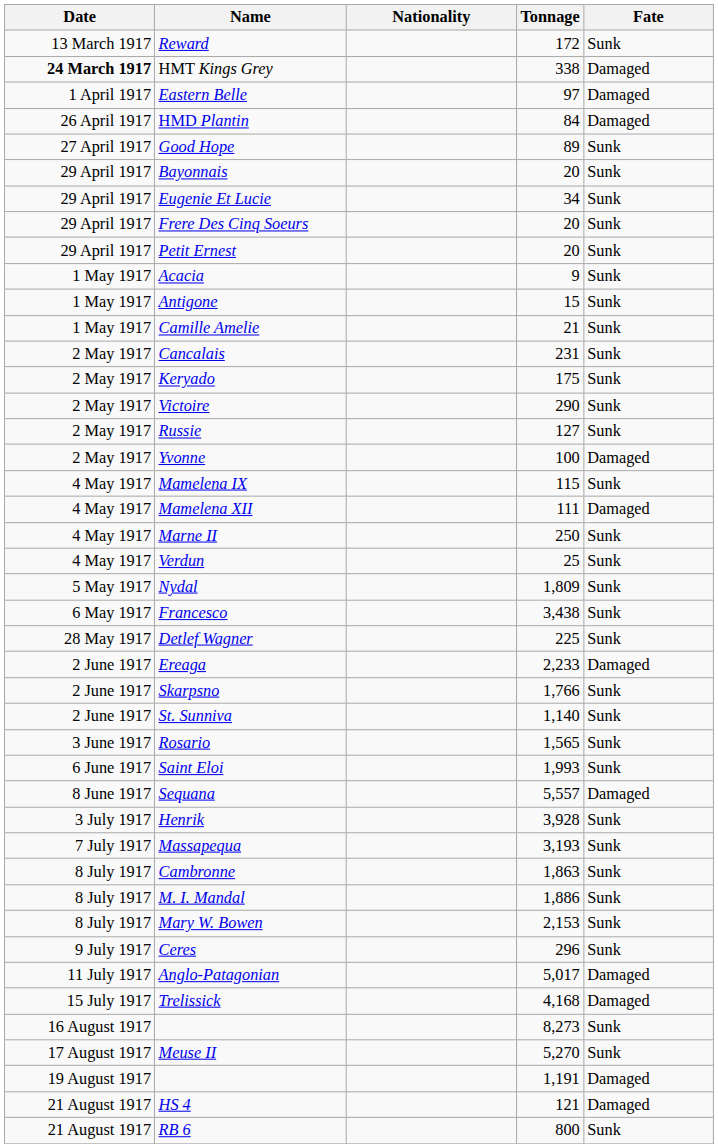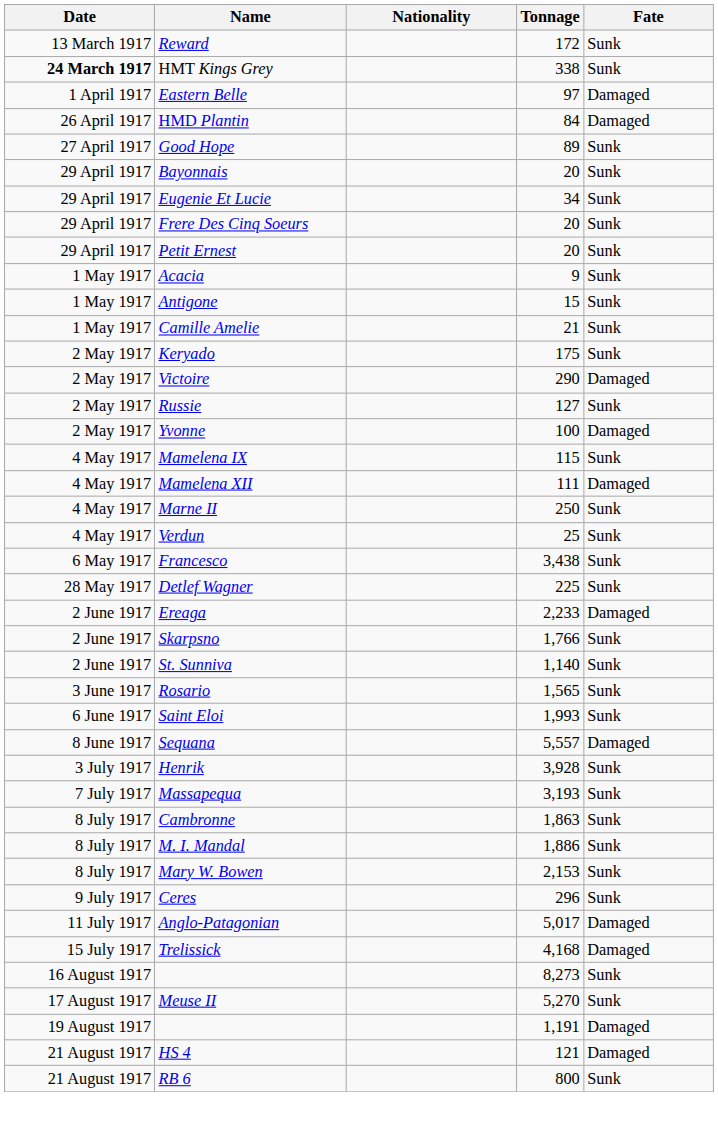(619, 69) Damaged -> (604, 69) Sunk
- row: (192, 353)
(604, 405) Sunk -> (619, 379) Damaged
- row: (178, 586)
